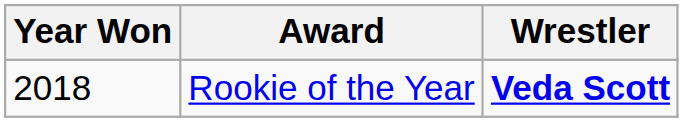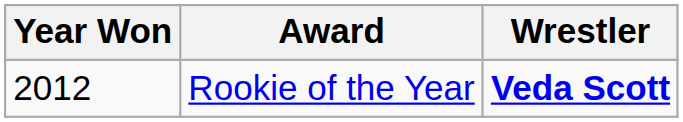(52, 87) 2018 -> (52, 87) 2012
